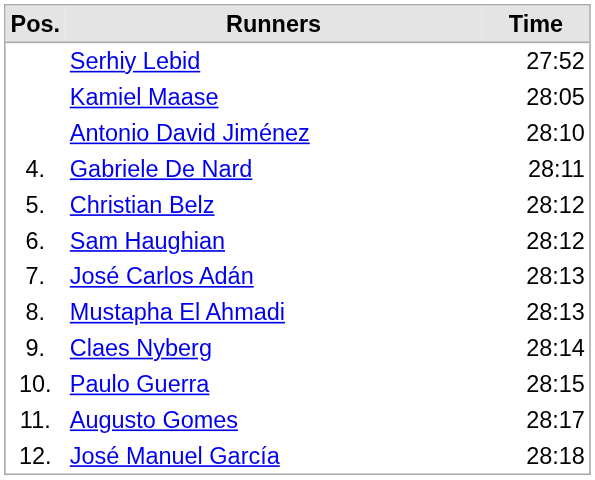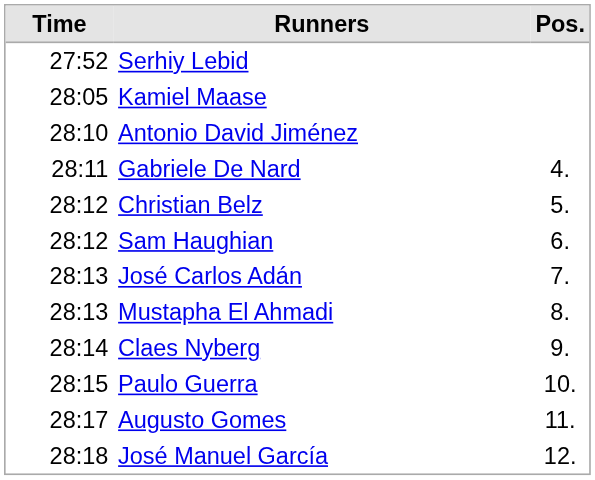columns swapped: (35, 24) <-> (536, 24)
